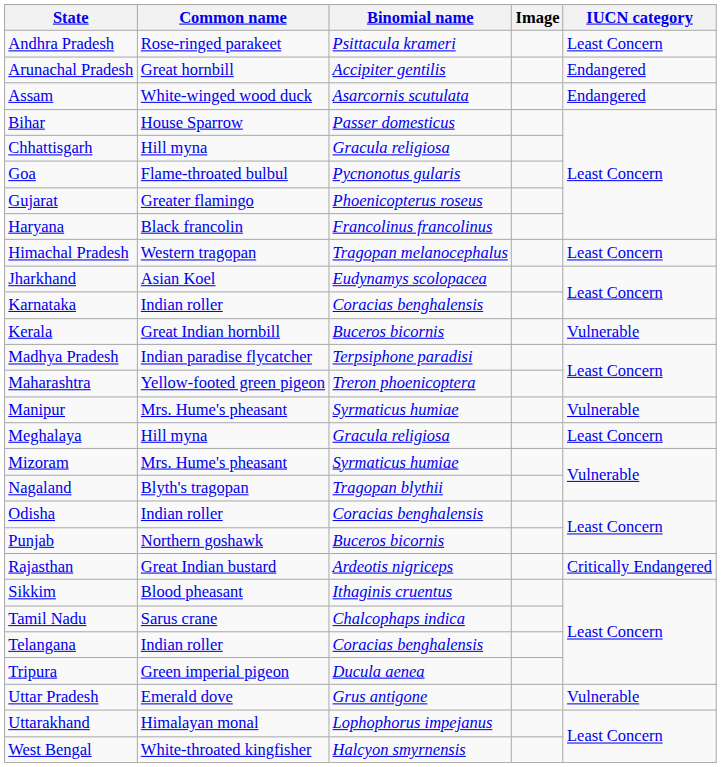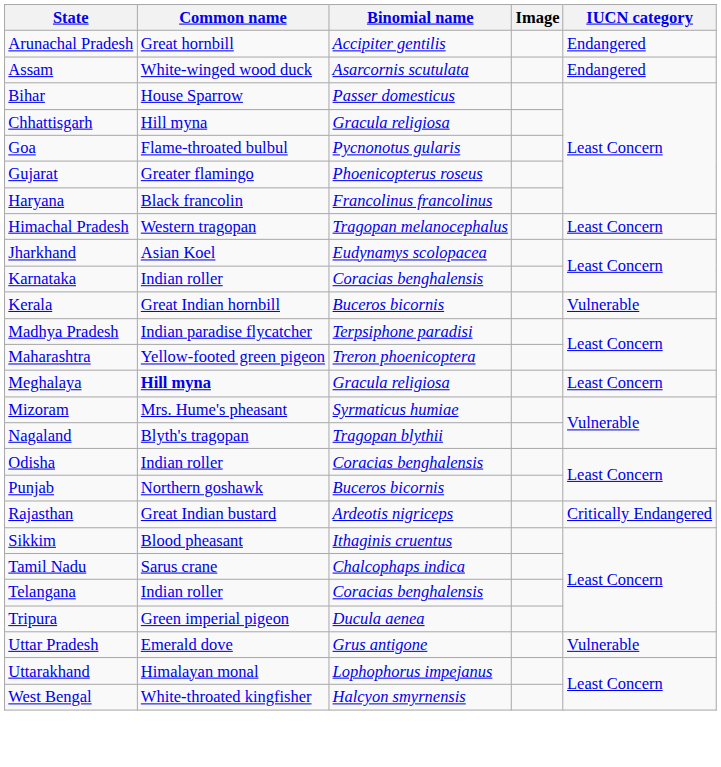- row: (61, 43)
- row: (37, 409)
(174, 435) normal -> (176, 383) bold
